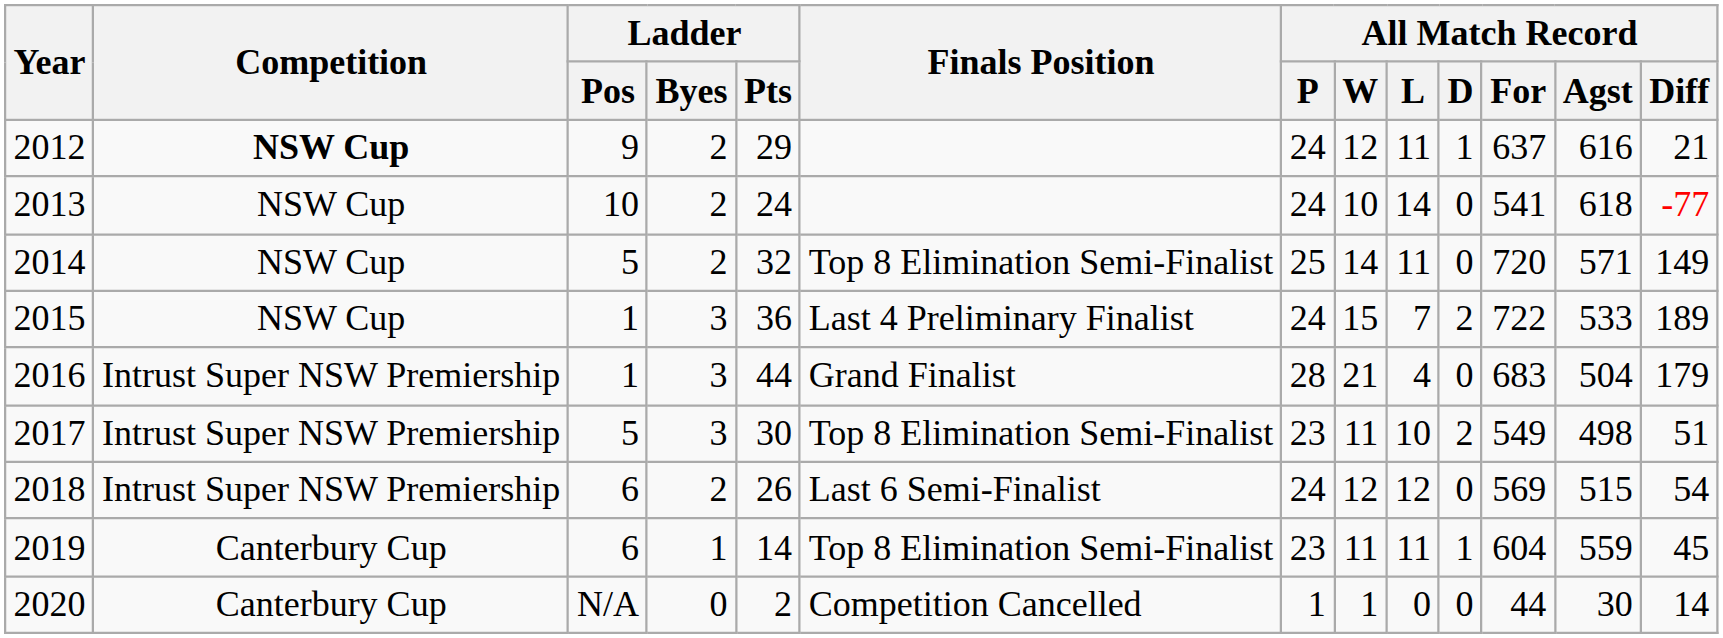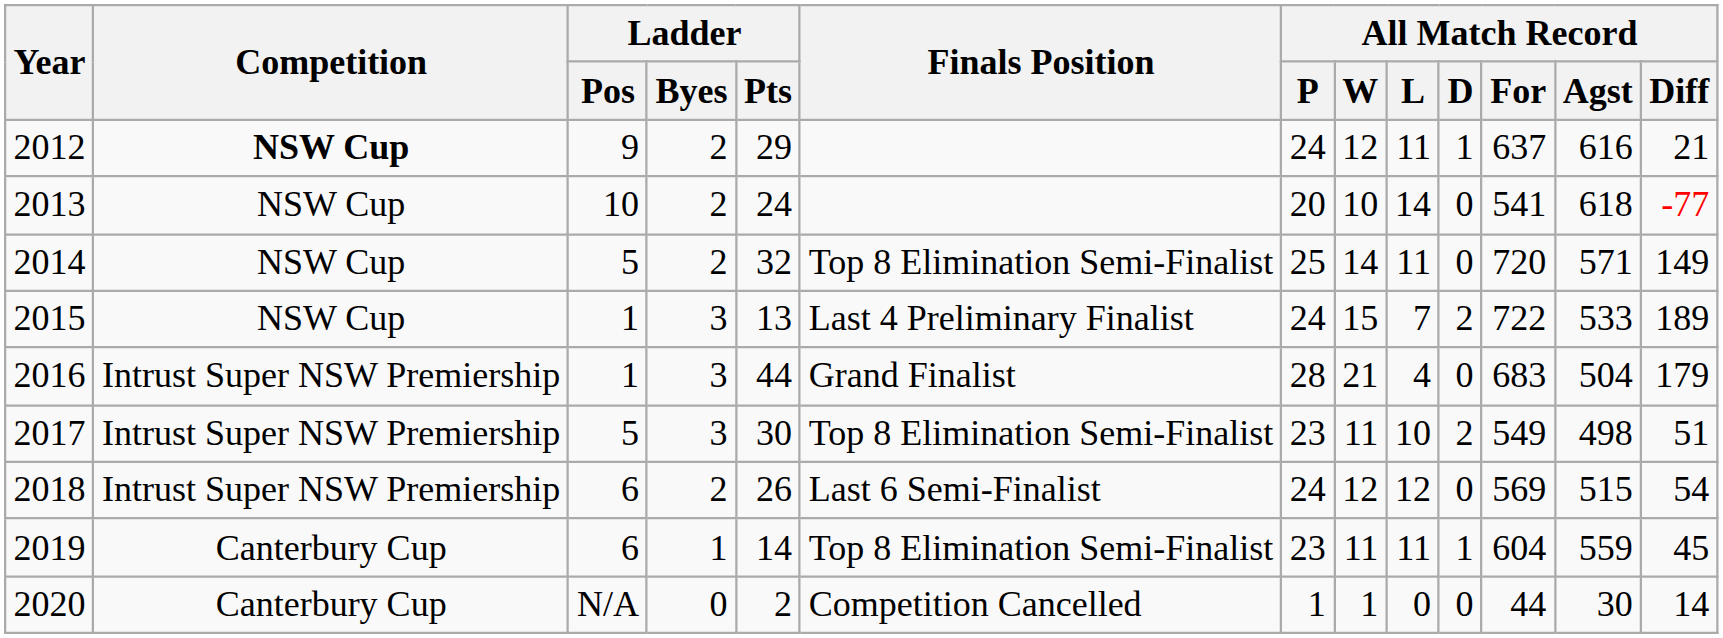(1308, 204) 24 -> (1308, 204) 20
(774, 318) 36 -> (774, 318) 13
